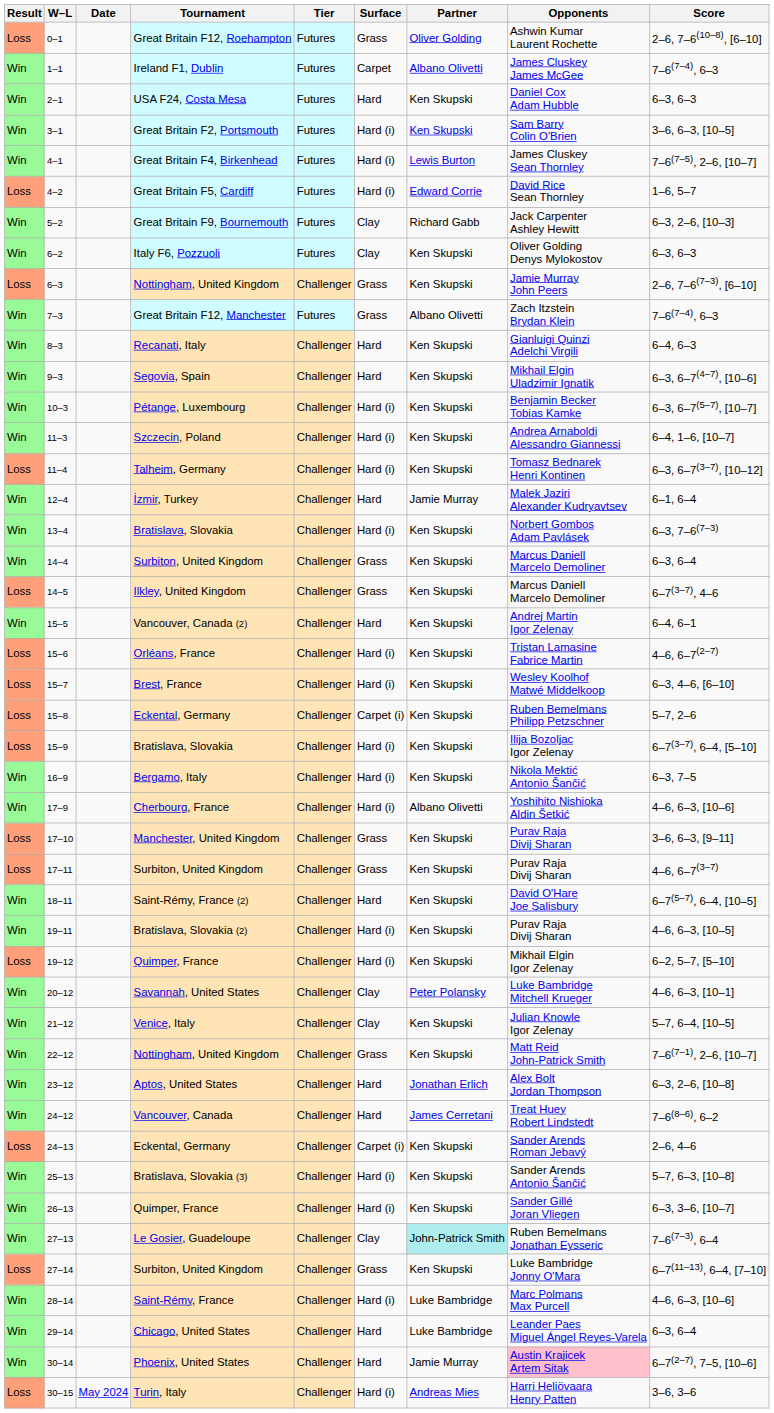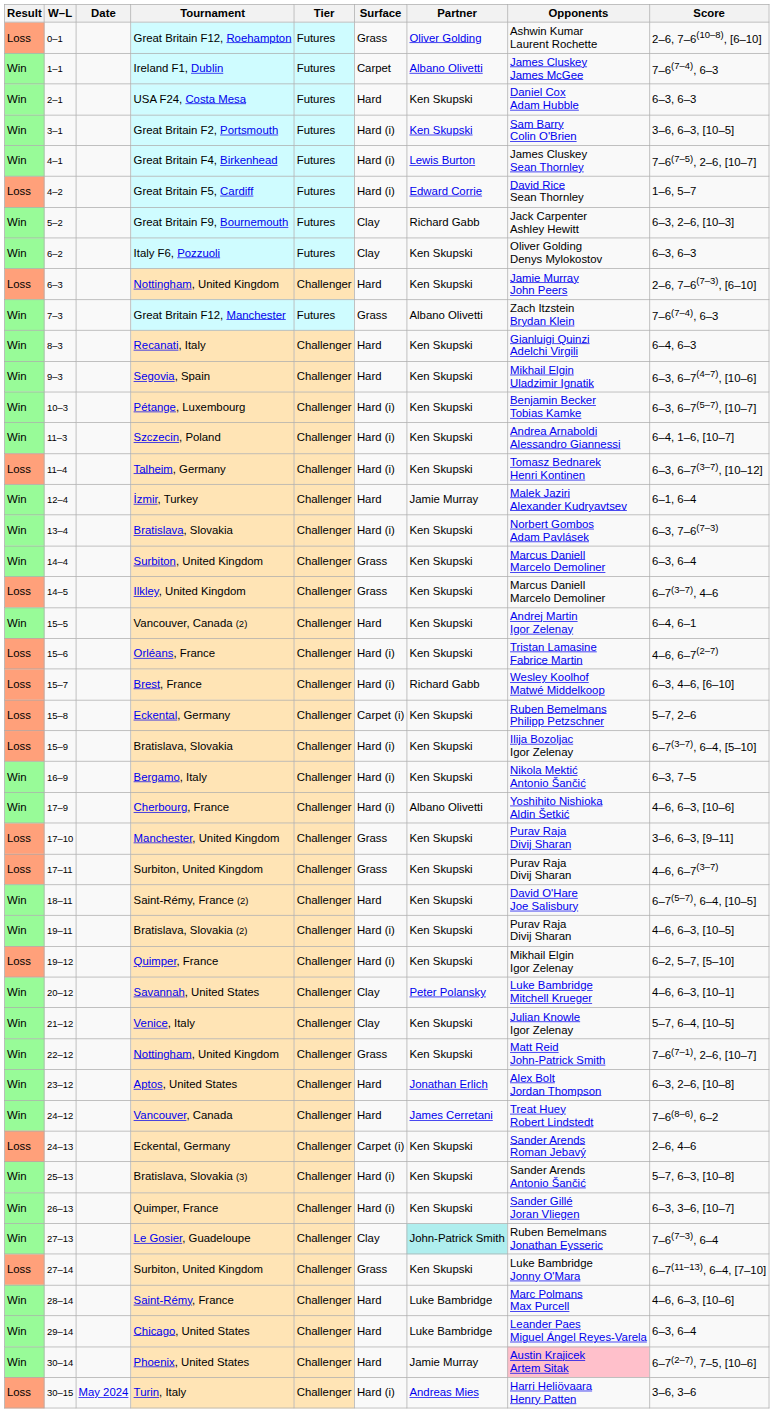(372, 284) Grass -> (369, 284) Hard
(441, 684) Ken Skupski -> (445, 684) Richard Gabb
(376, 1300) Hard (i) -> (369, 1300) Hard
